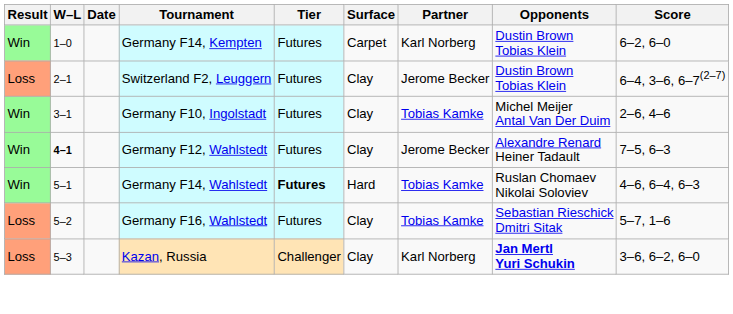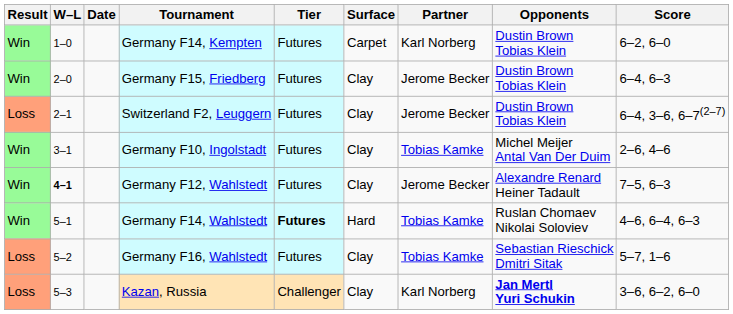+ row: (194, 78)
